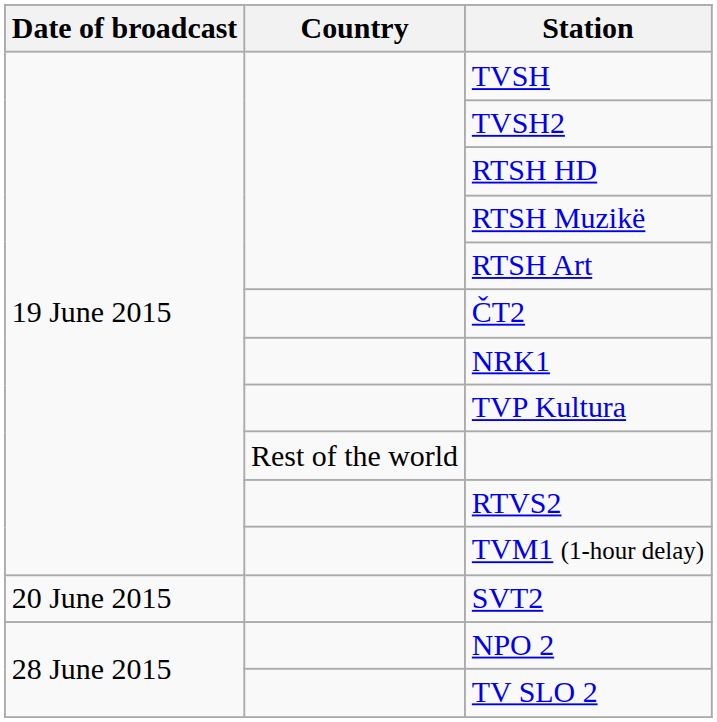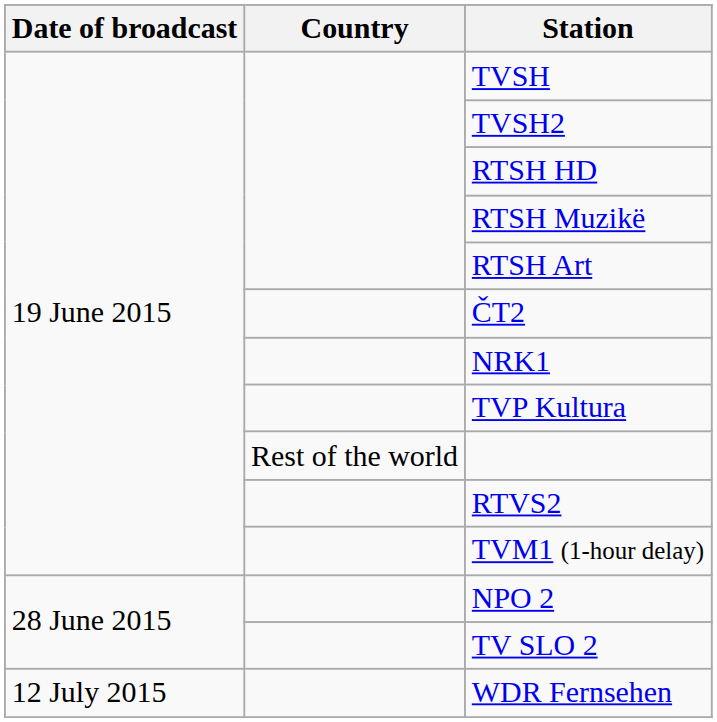- row: (92, 597)
+ row: (89, 692)
